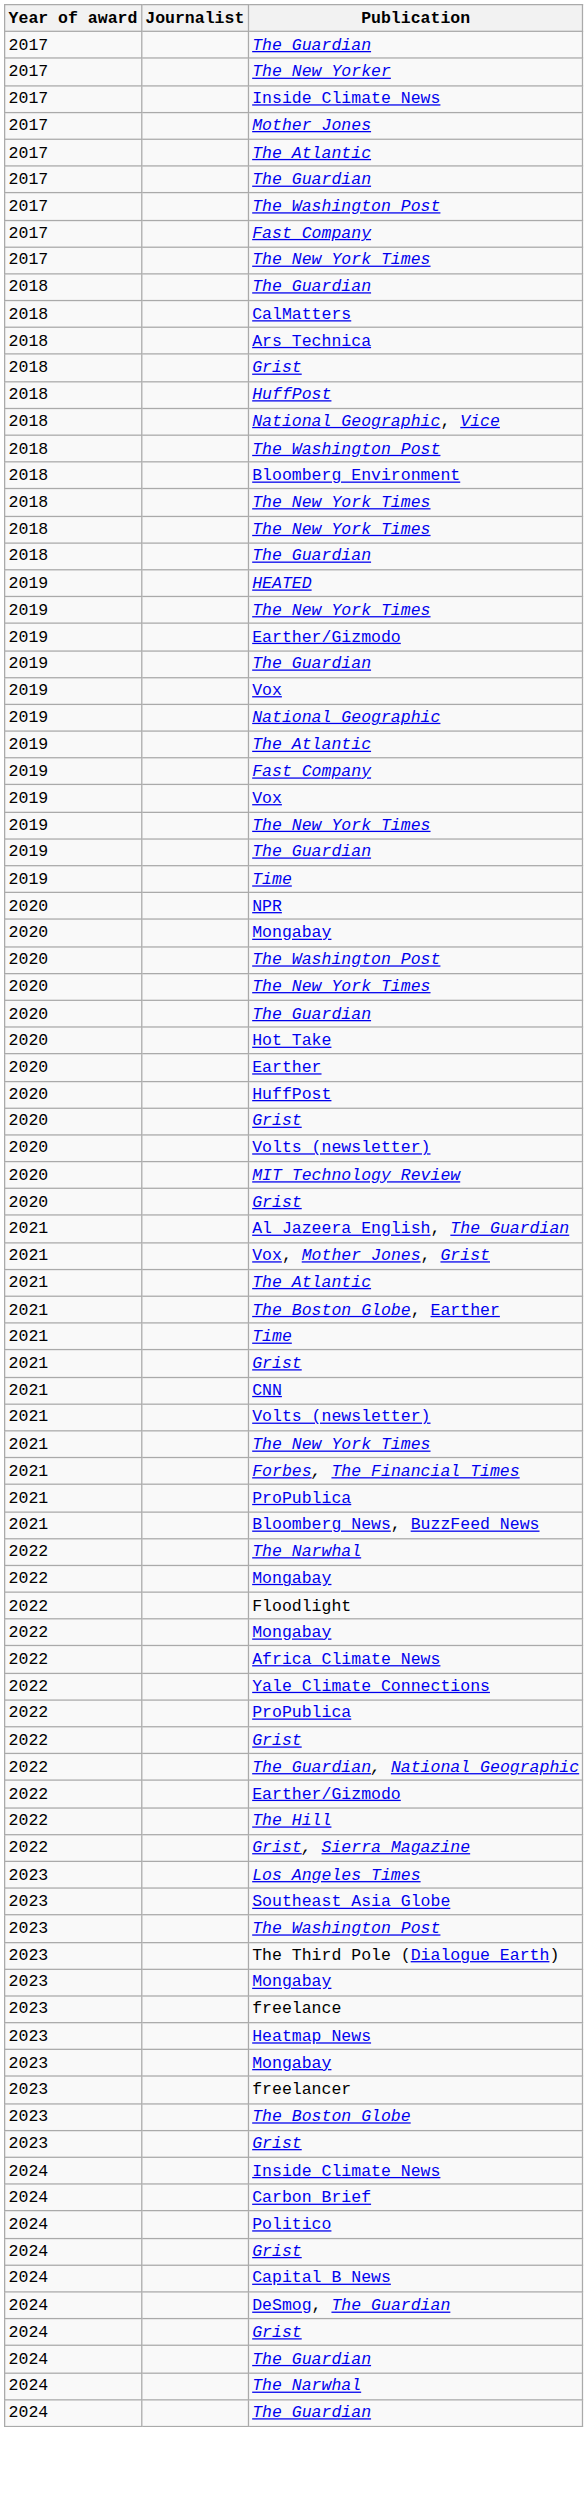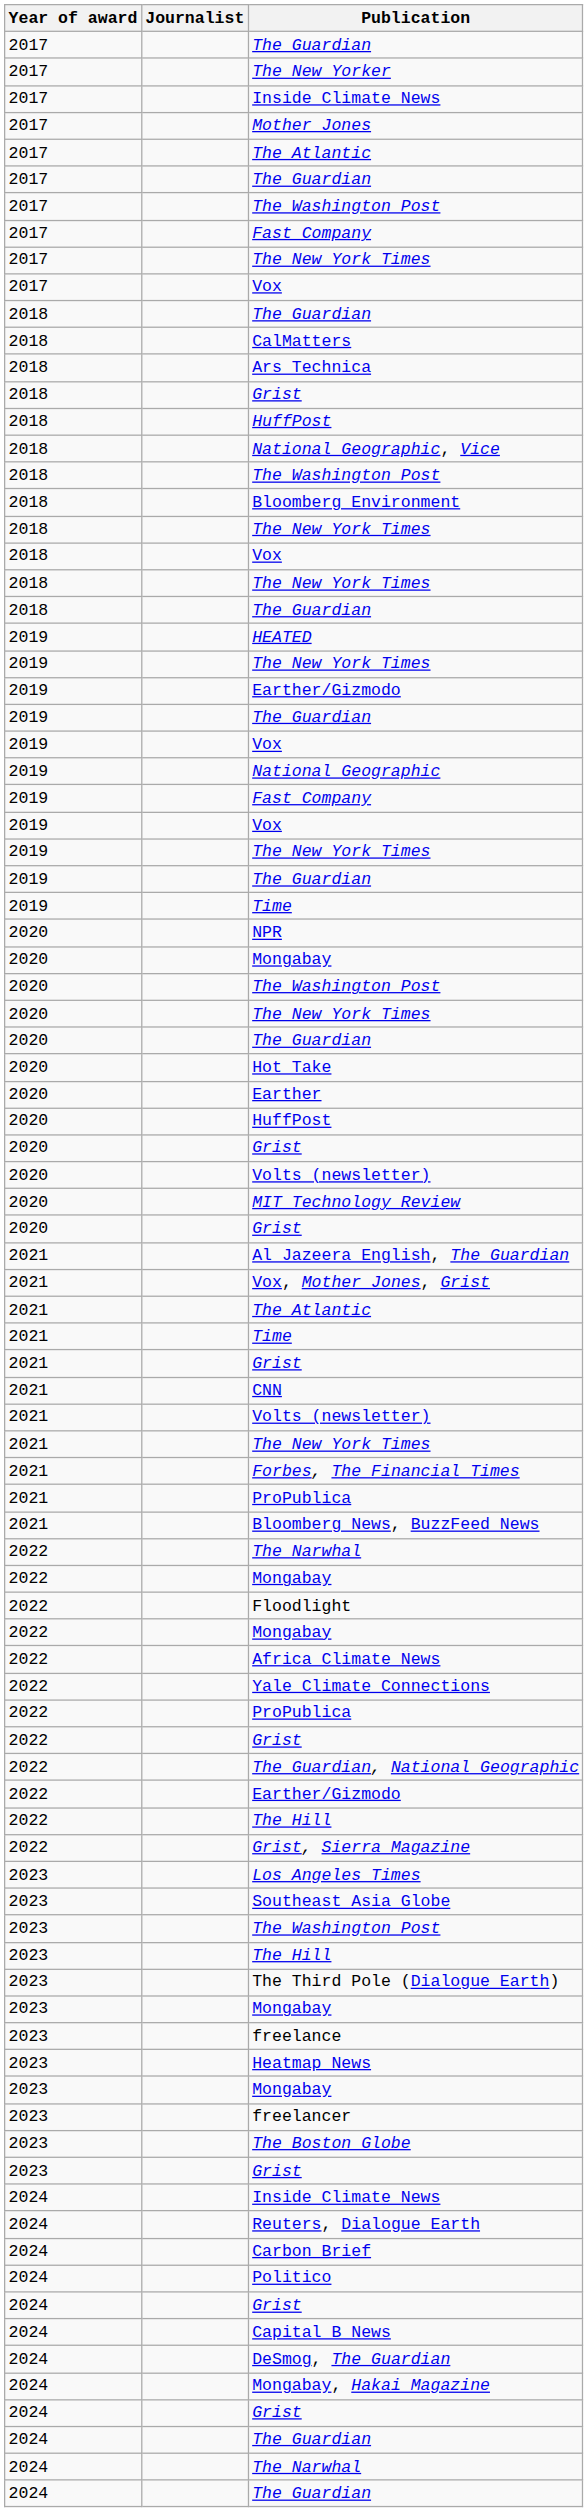+ row: (28, 287)
+ row: (28, 556)
- row: (28, 745)
- row: (28, 1310)
+ row: (28, 1955)
+ row: (28, 2225)
+ row: (28, 2386)
